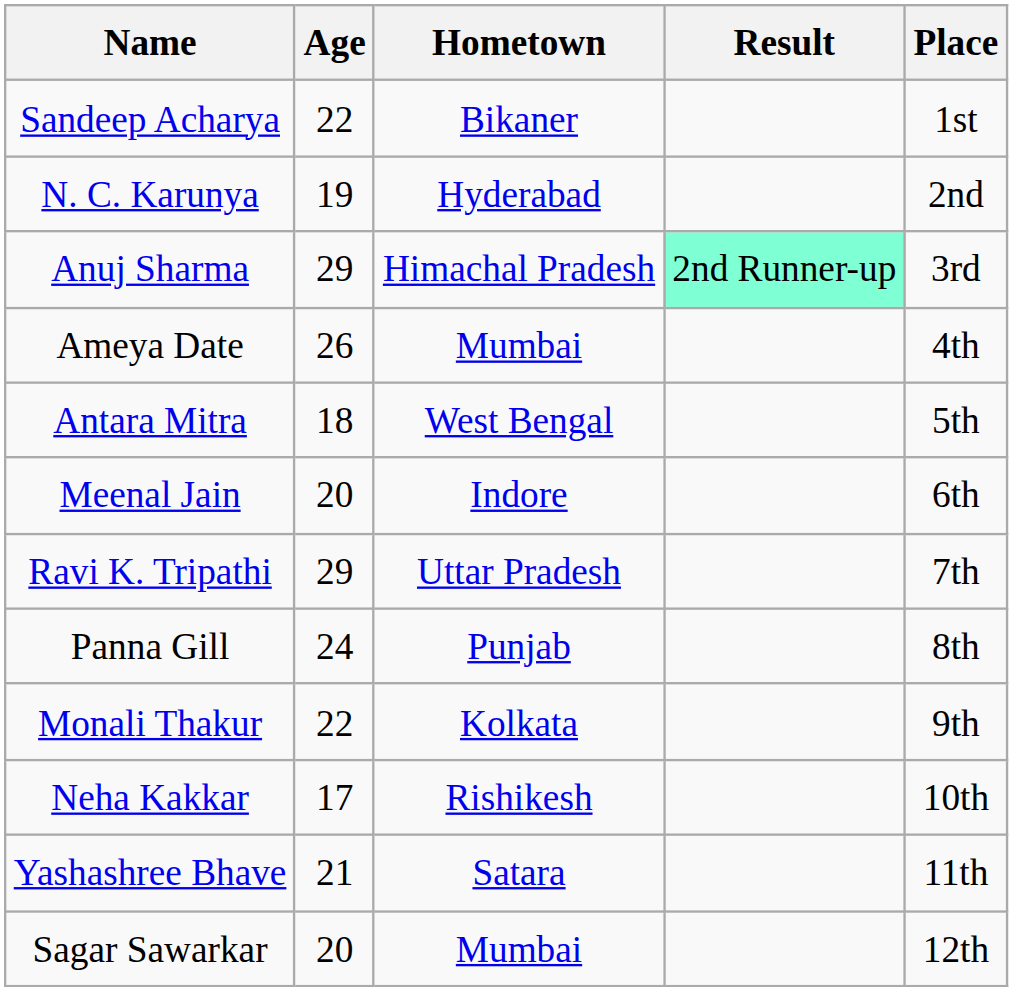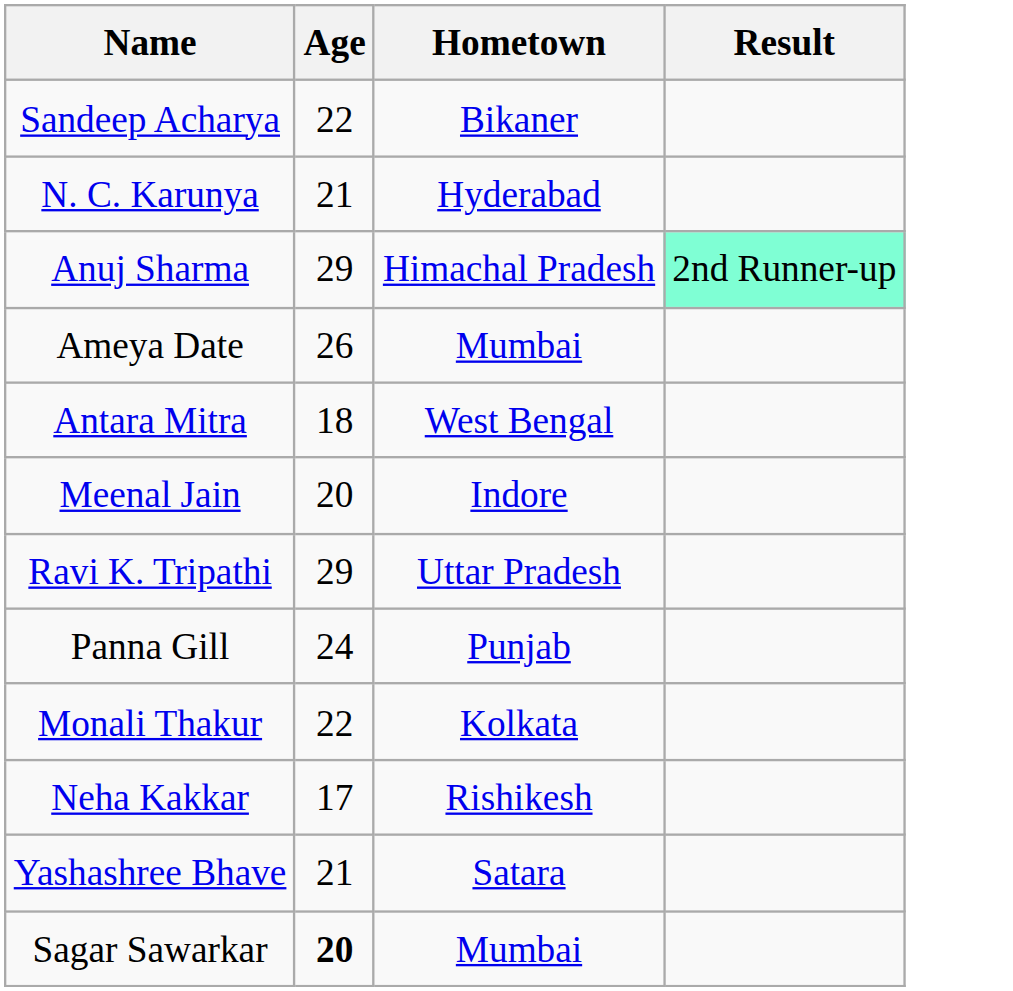- column: (956, 43)
(335, 194) 19 -> (335, 194) 21
(335, 948) normal -> (335, 948) bold
